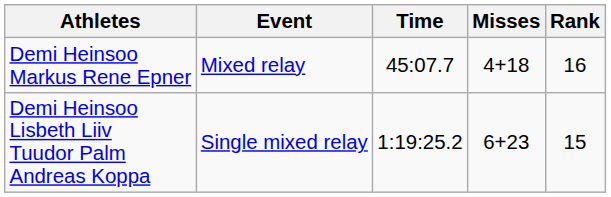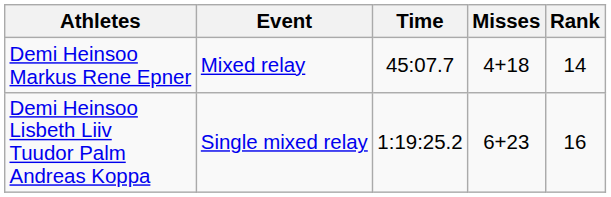(575, 65) 16 -> (575, 65) 14
(575, 143) 15 -> (575, 143) 16
